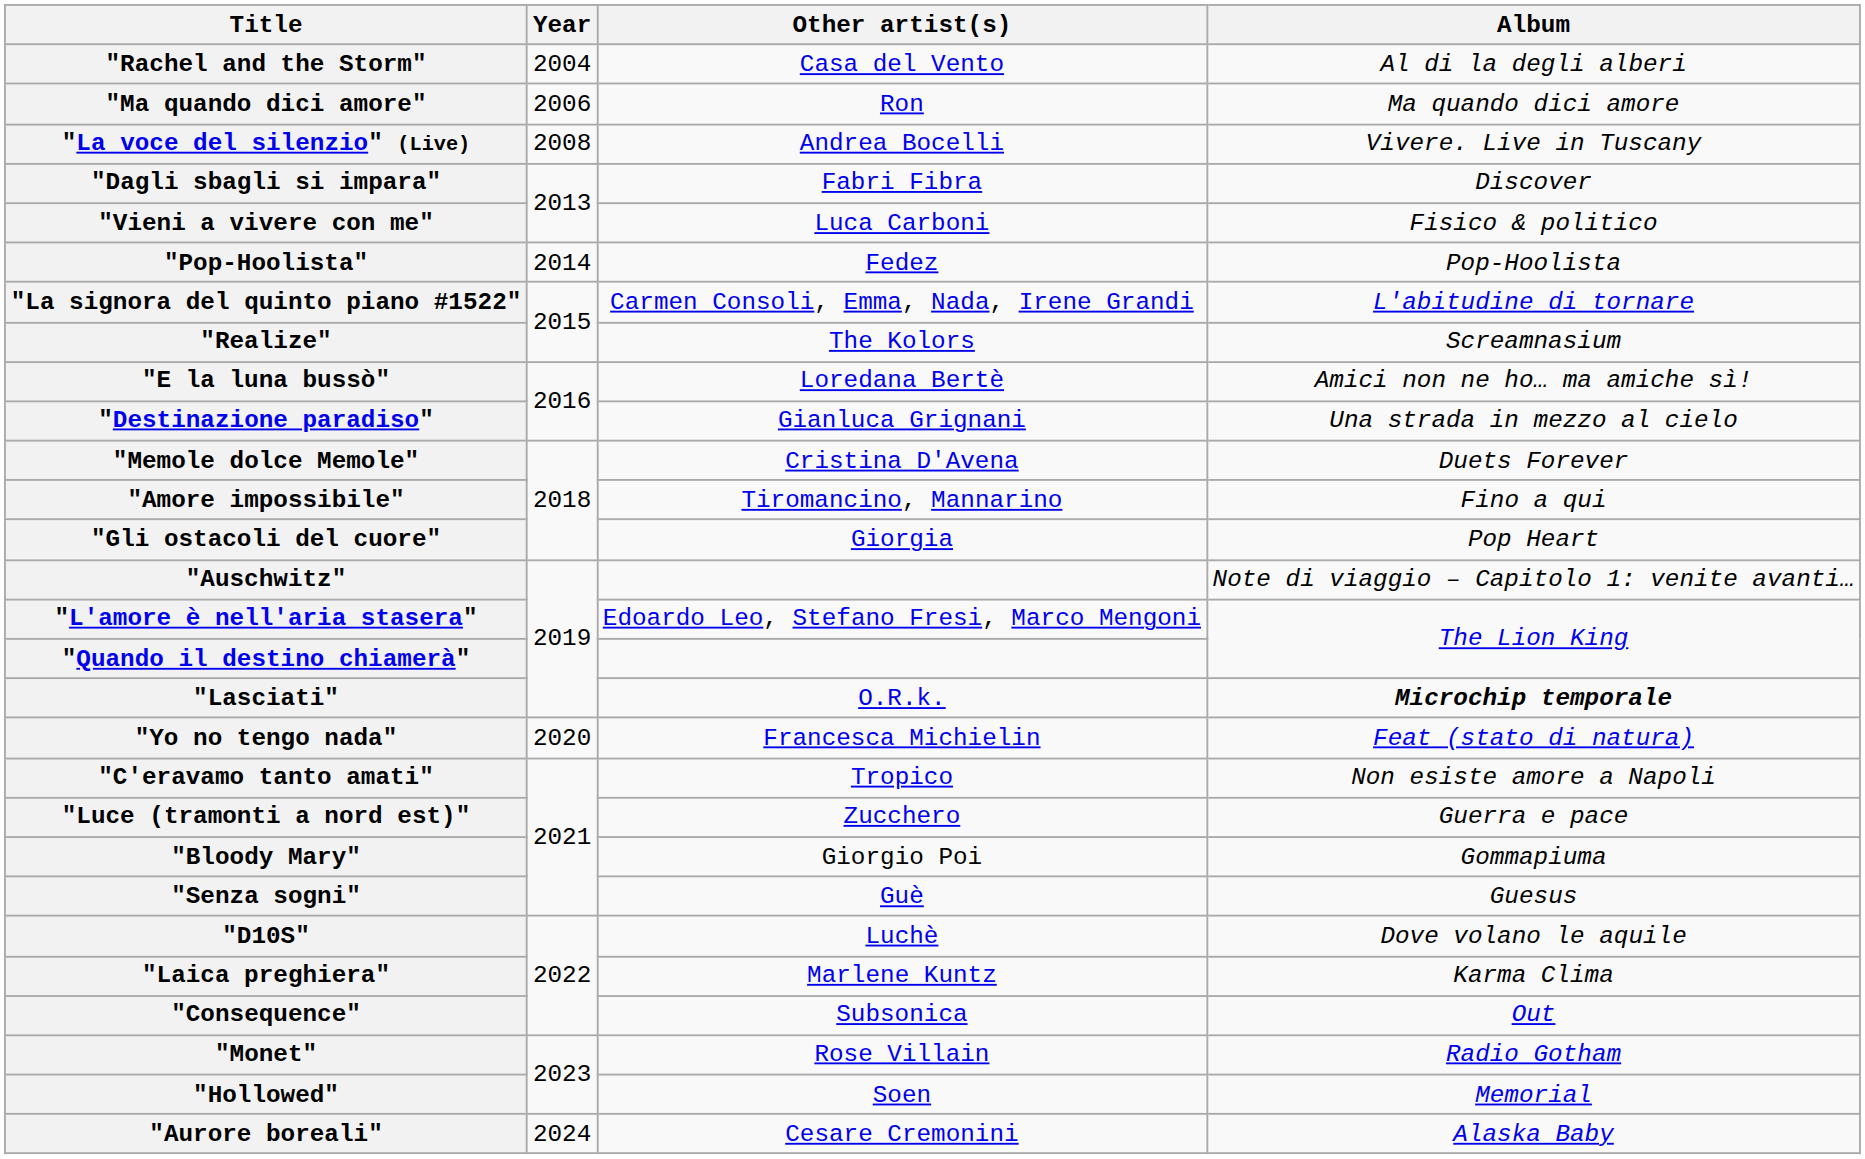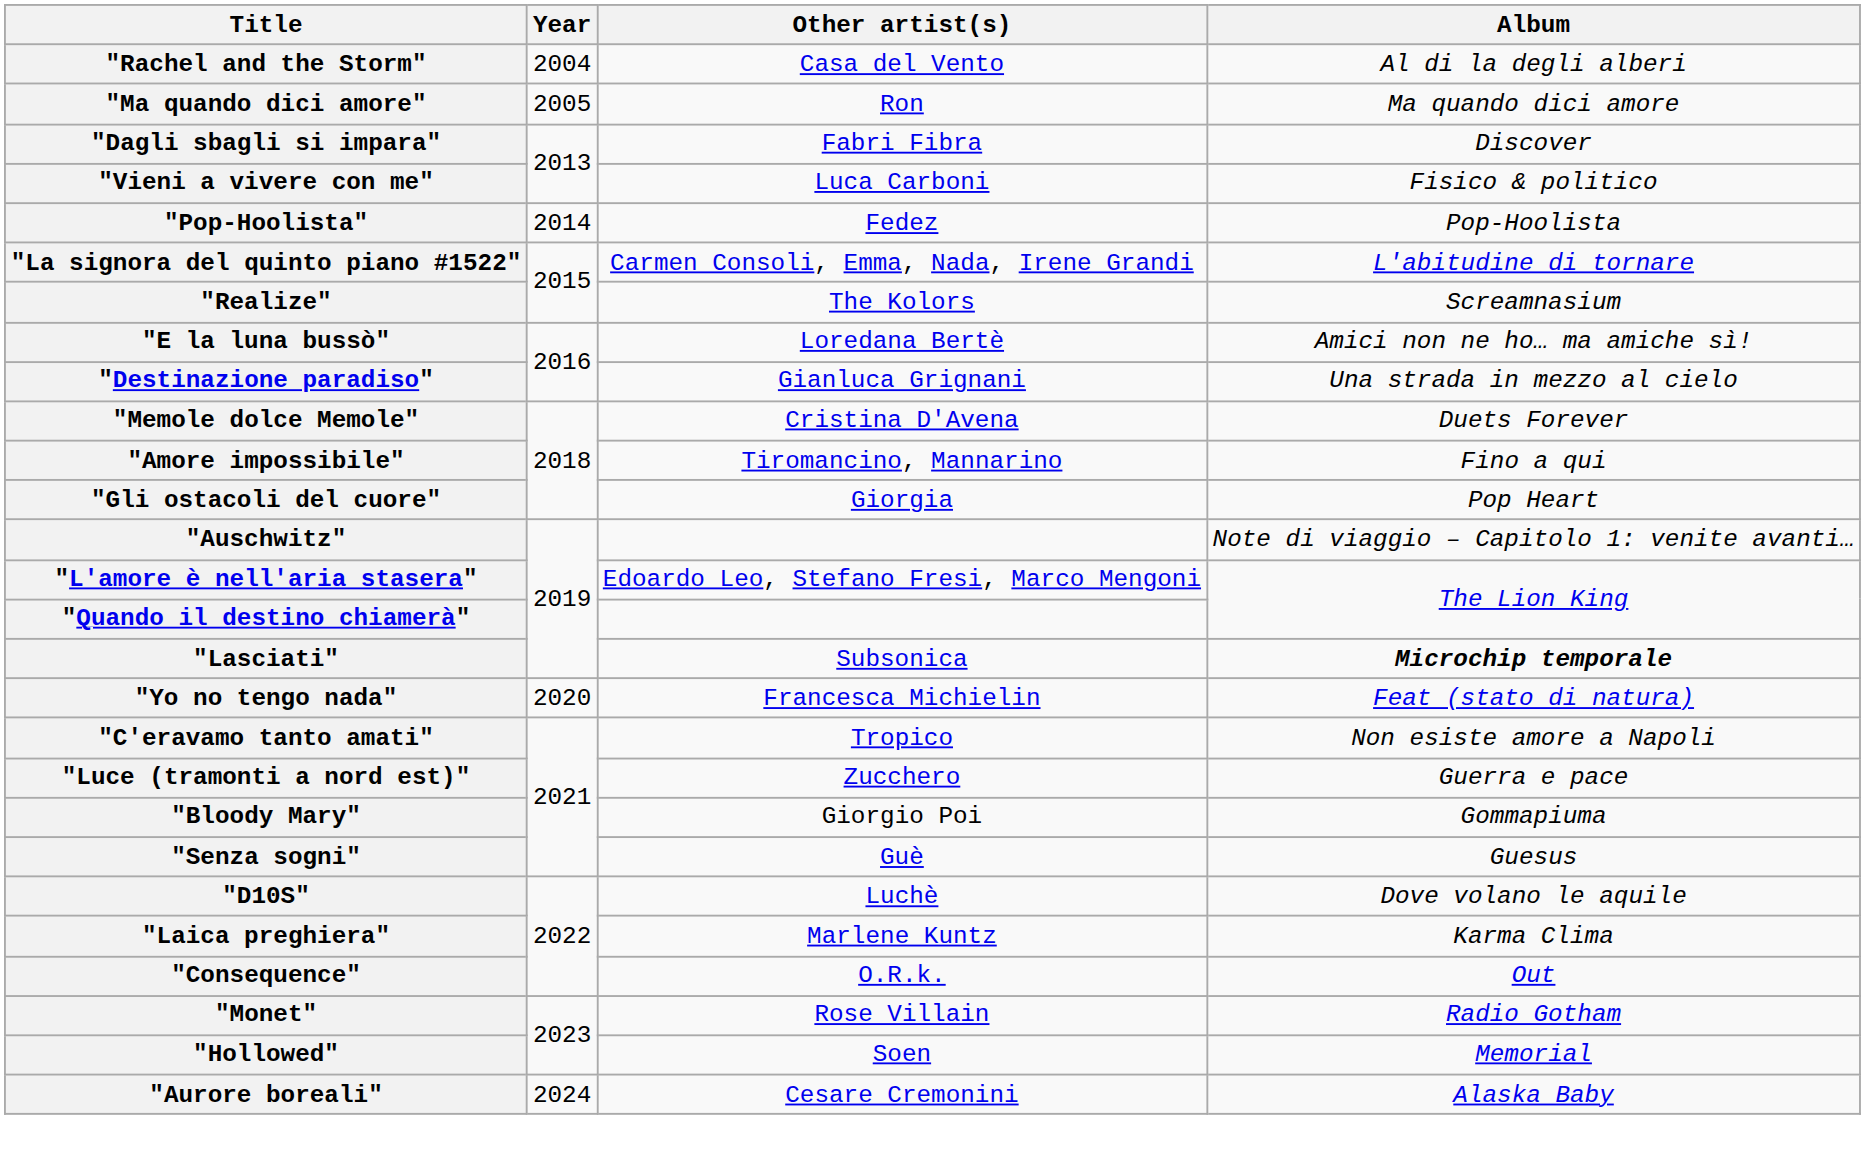(562, 104) 2006 -> (562, 104) 2005
- row: (266, 144)
(902, 698) O.R.k. -> (902, 659) Subsonica
(902, 1015) Subsonica -> (902, 976) O.R.k.
